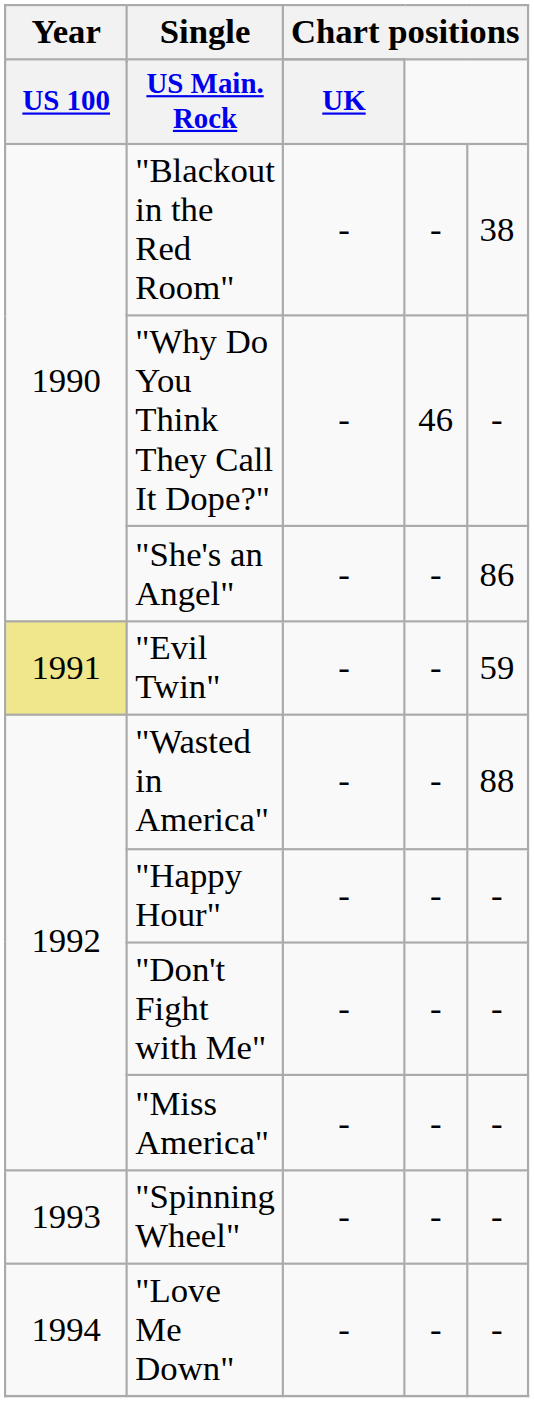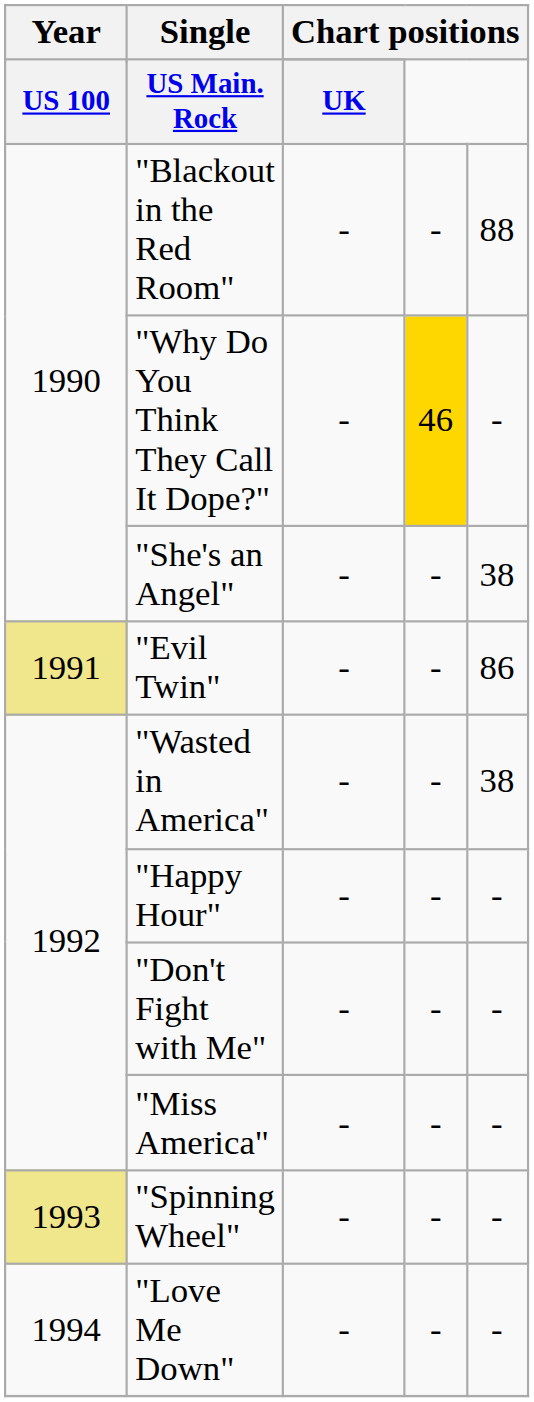(497, 228) 38 -> (497, 228) 88
(436, 420) no background -> (436, 420) gold background
(497, 573) 86 -> (497, 573) 38
(497, 667) 59 -> (497, 667) 86
(497, 781) 88 -> (497, 781) 38
(66, 1216) no background -> (66, 1216) khaki background
